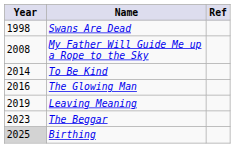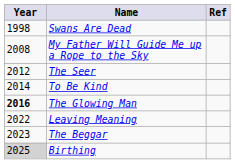+ row: (72, 71)
(18, 87) normal -> (18, 103) bold
(18, 103) 2019 -> (18, 119) 2022
